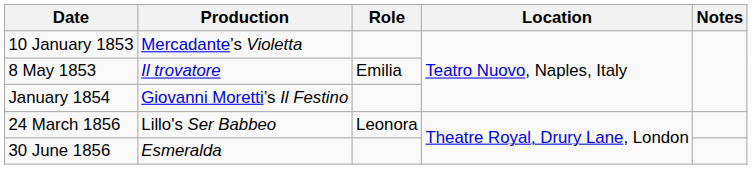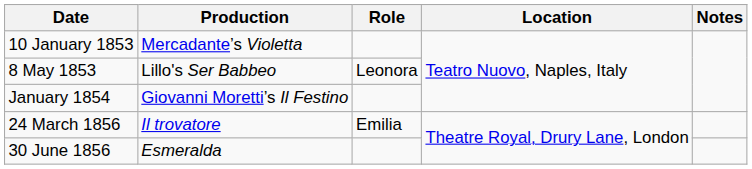(181, 71) Il trovatore -> (209, 71) Lillo's Ser Babbeo
(379, 71) Emilia -> (387, 71) Leonora
(209, 124) Lillo's Ser Babbeo -> (181, 124) Il trovatore
(387, 124) Leonora -> (379, 124) Emilia
